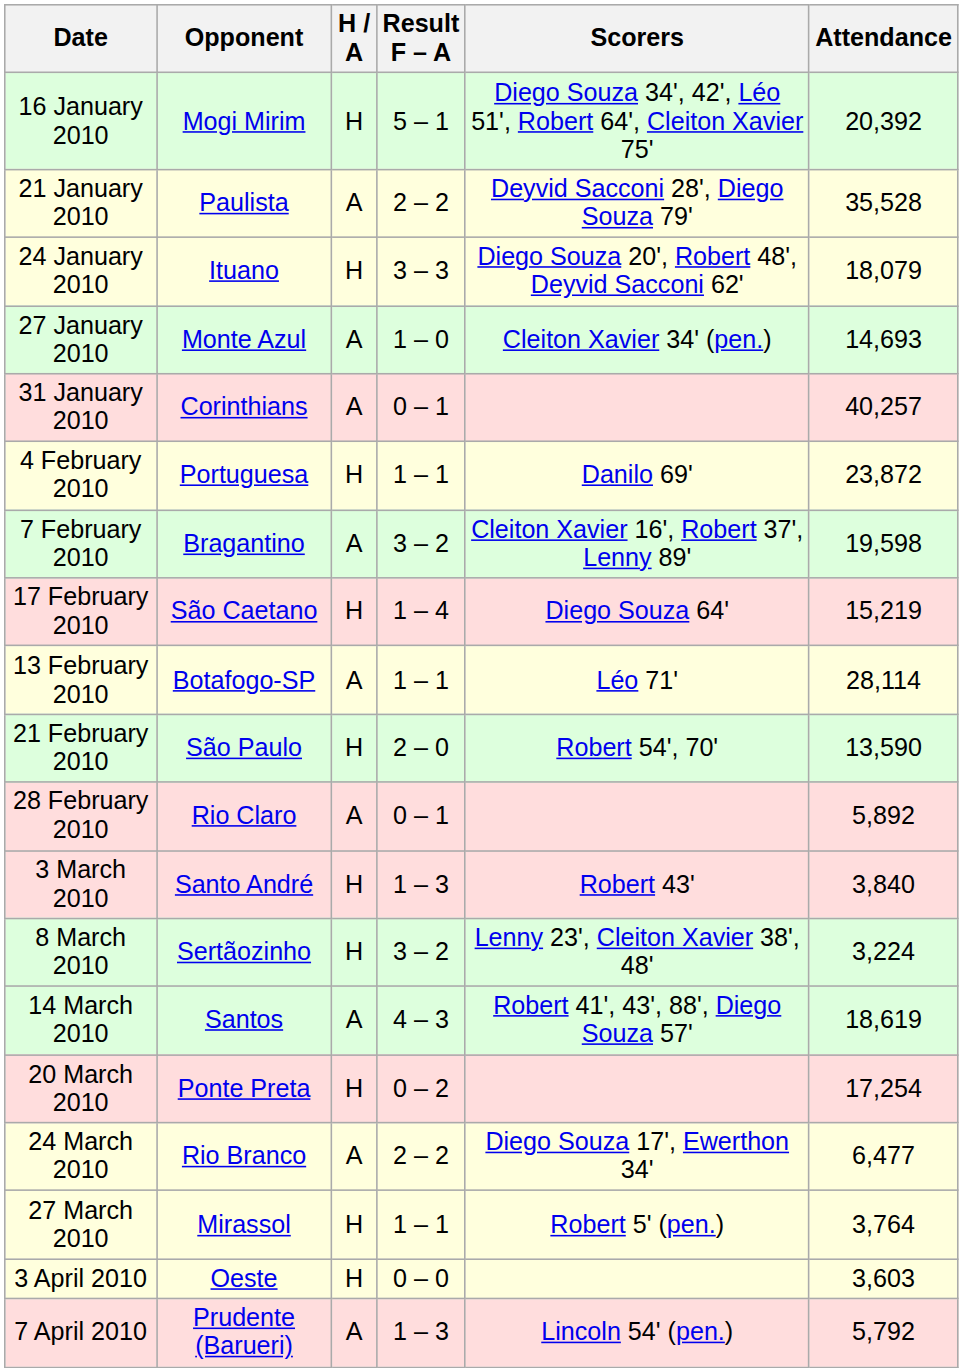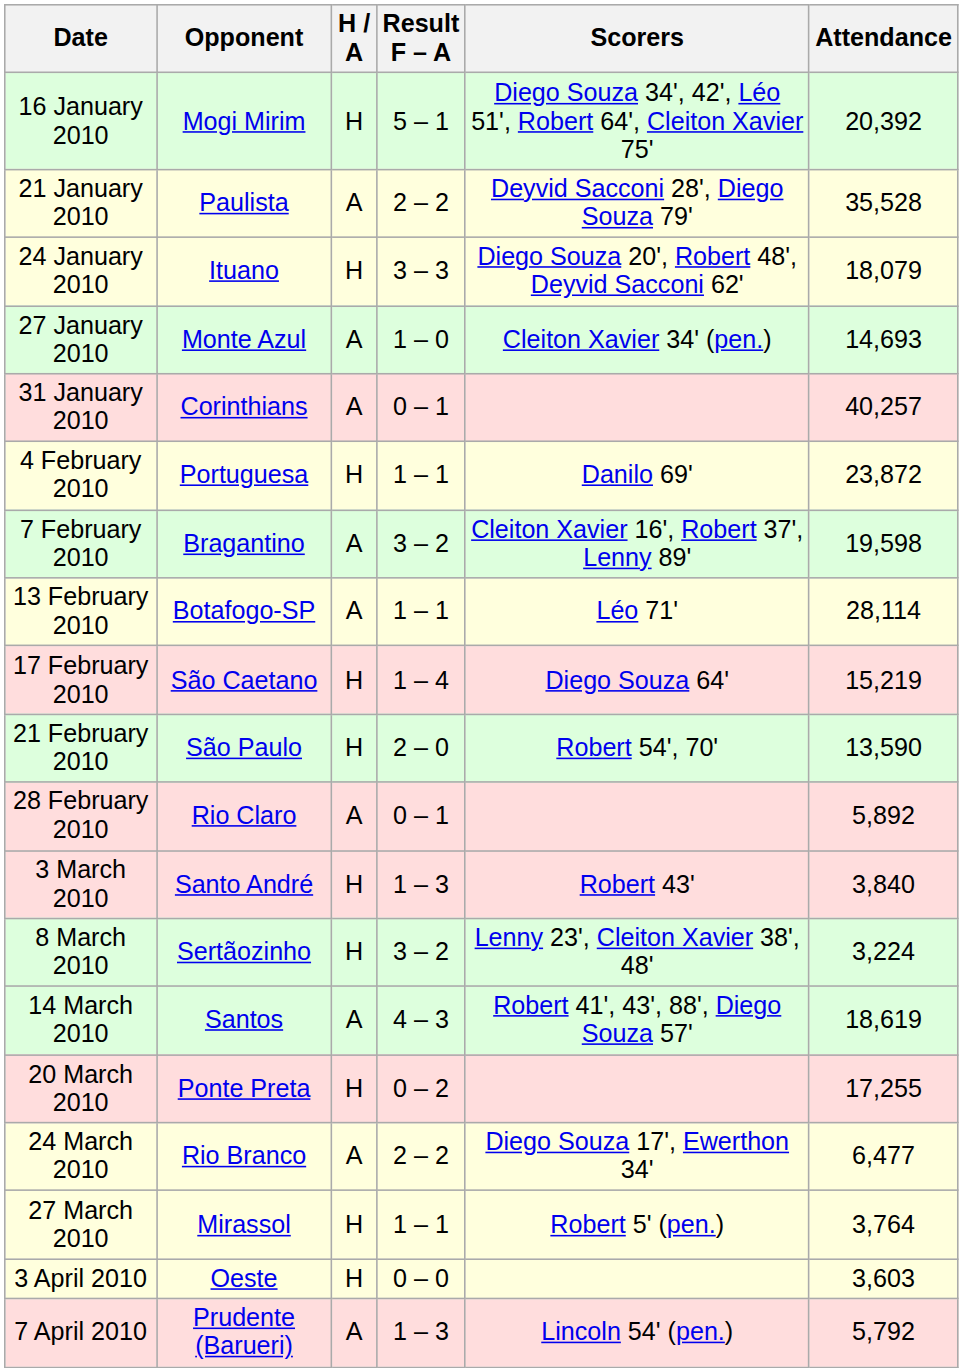rows swapped: (81, 679) <-> (81, 611)
(884, 1088) 17,254 -> (884, 1088) 17,255
